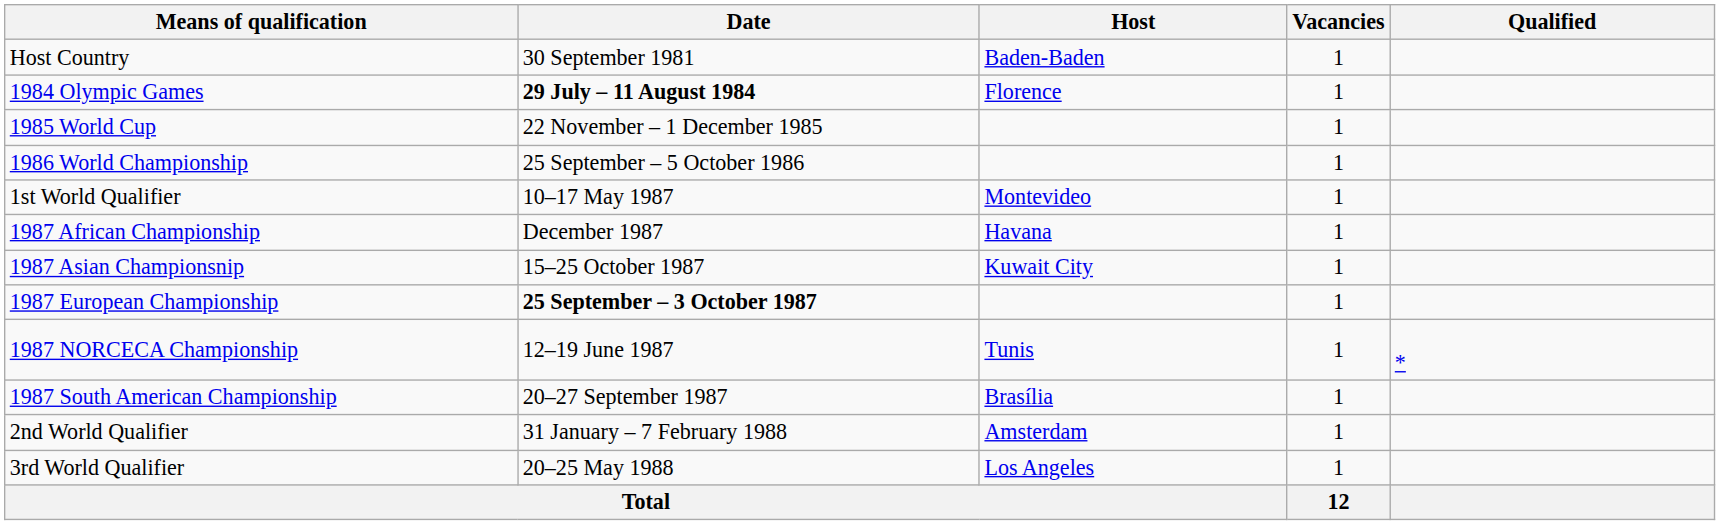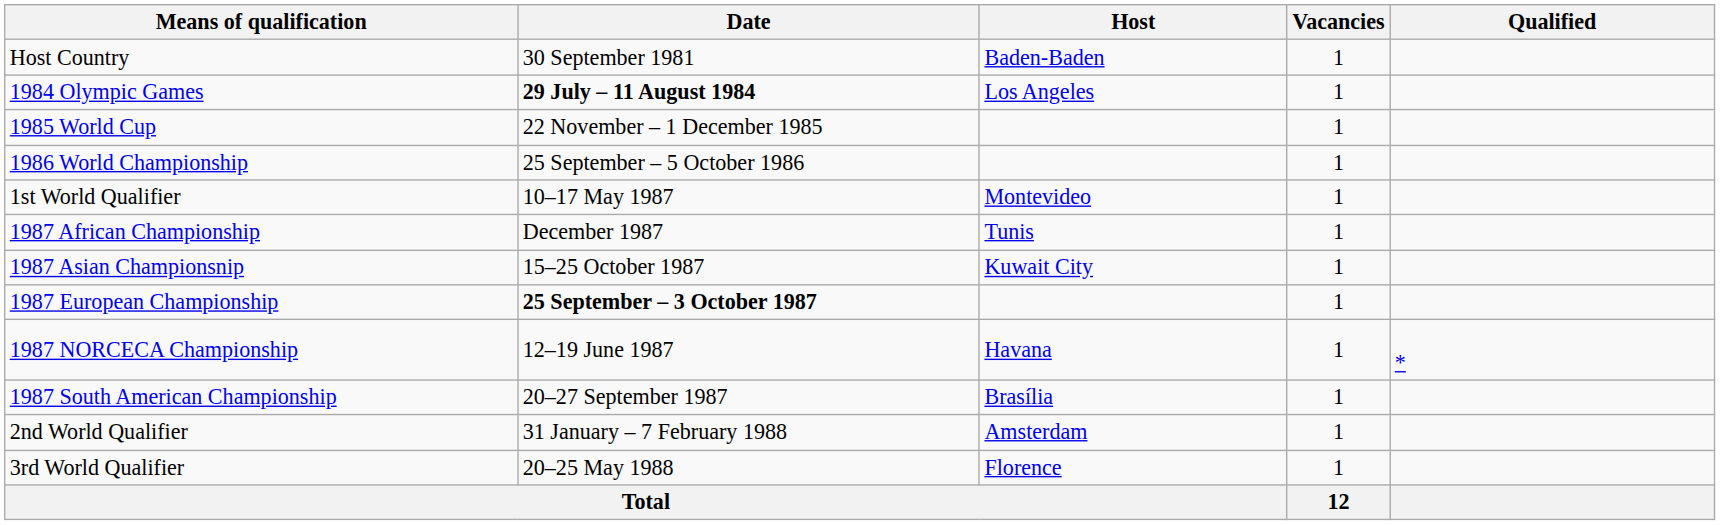(1023, 92) Florence -> (1039, 92) Los Angeles
(1018, 232) Havana -> (1009, 232) Tunis
(1009, 349) Tunis -> (1018, 349) Havana
(1039, 467) Los Angeles -> (1023, 467) Florence
